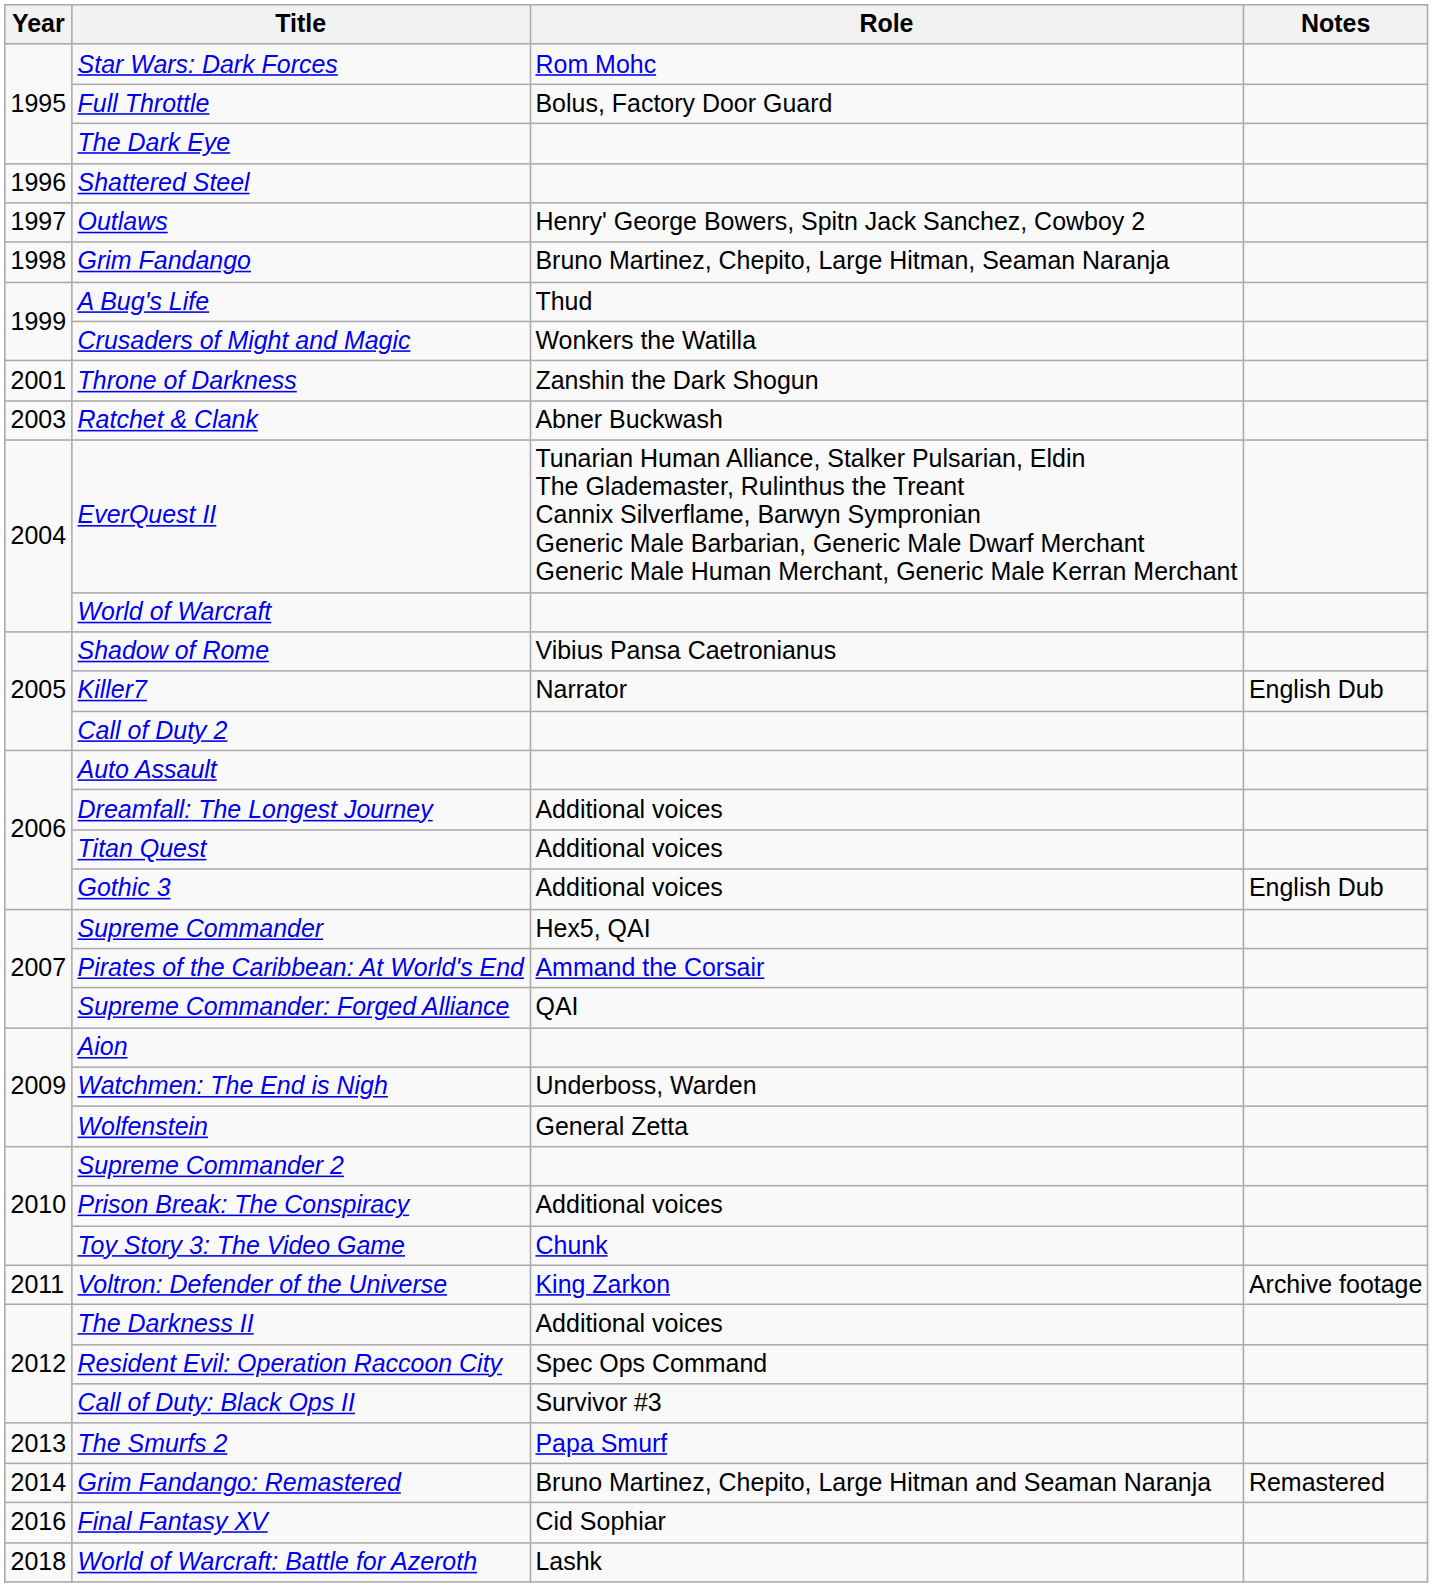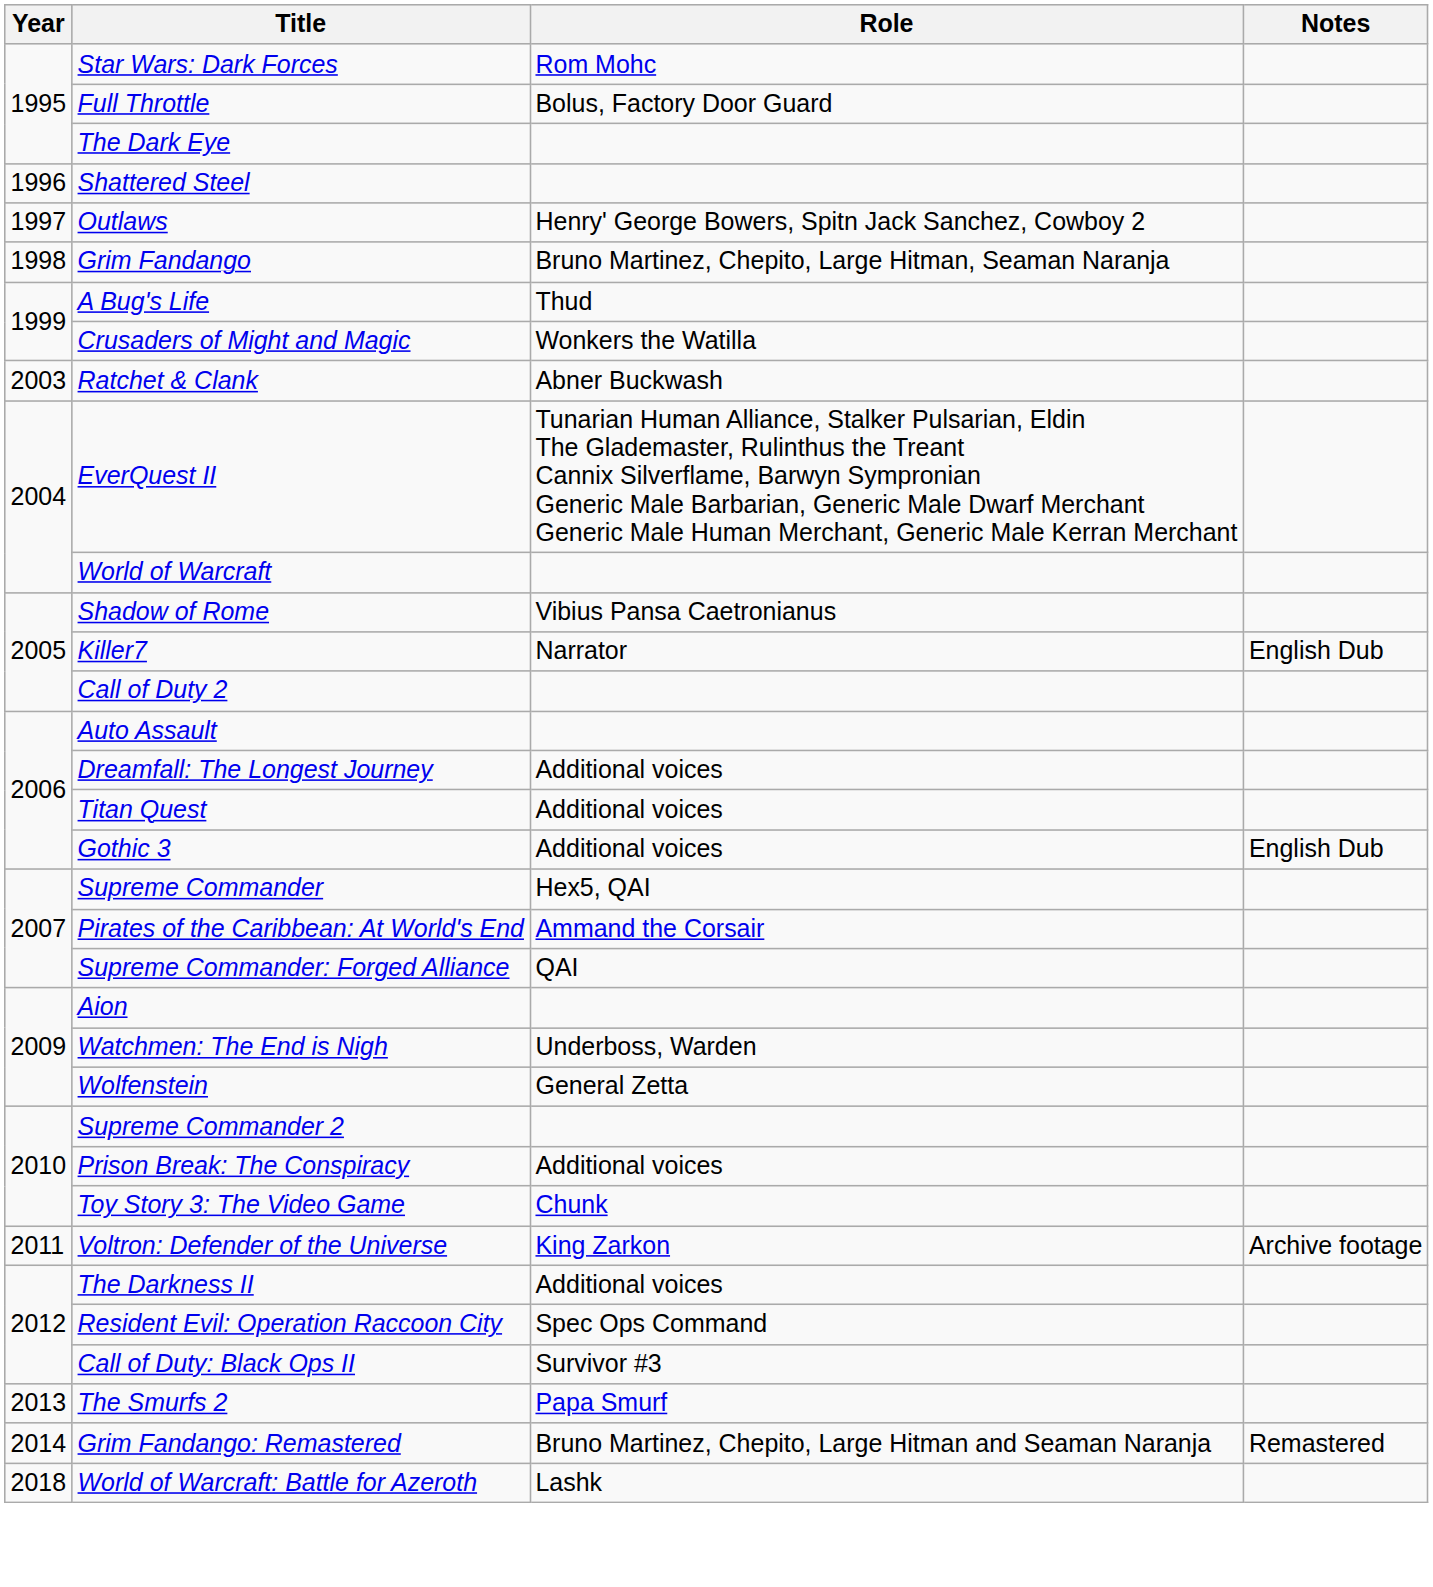- row: (187, 380)
- row: (173, 1522)
